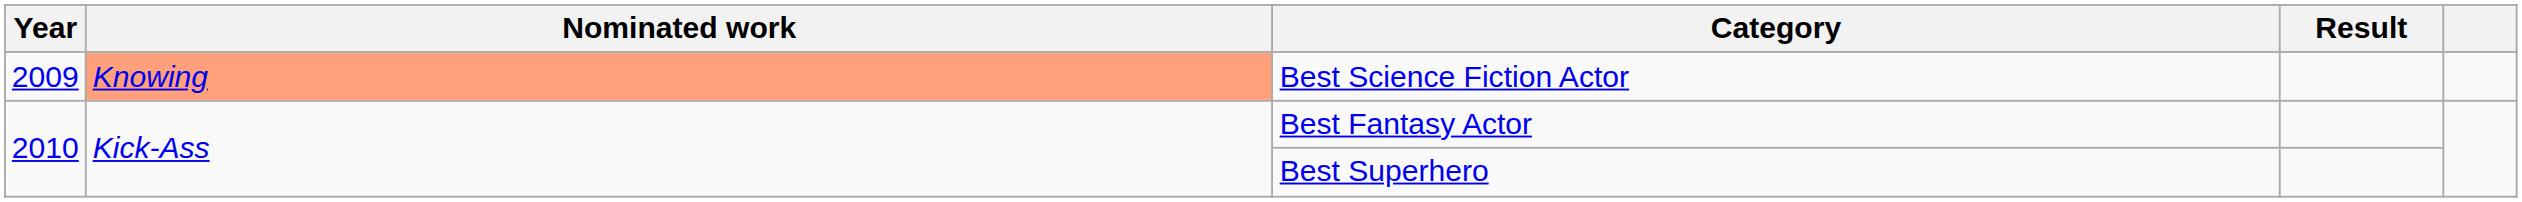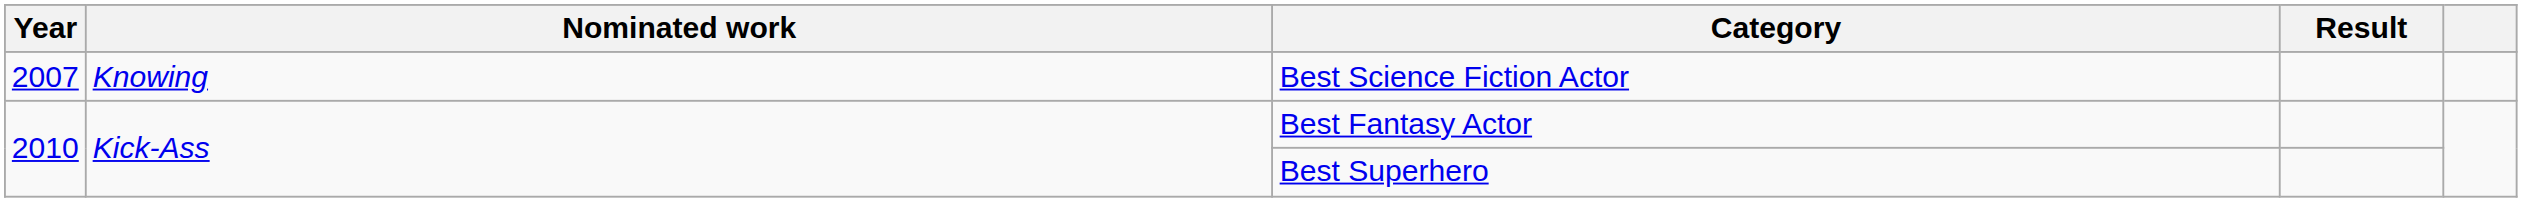(45, 76) 2009 -> (45, 76) 2007
(150, 76) lightsalmon background -> (150, 76) no background
